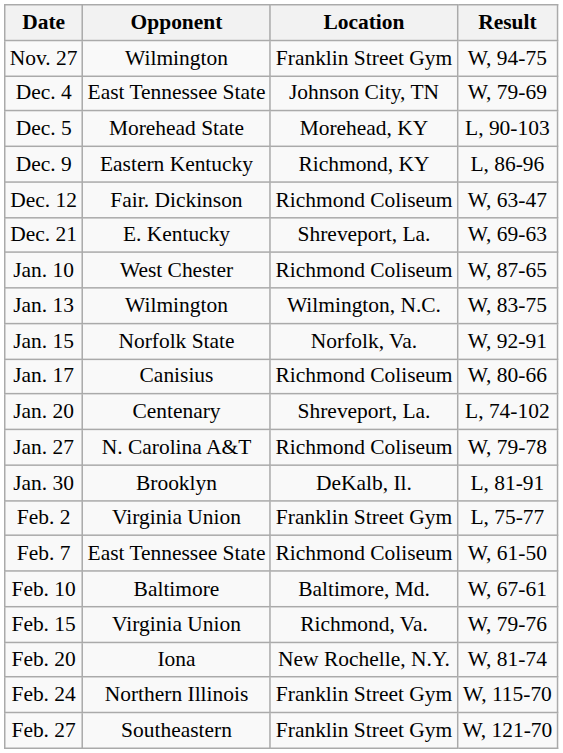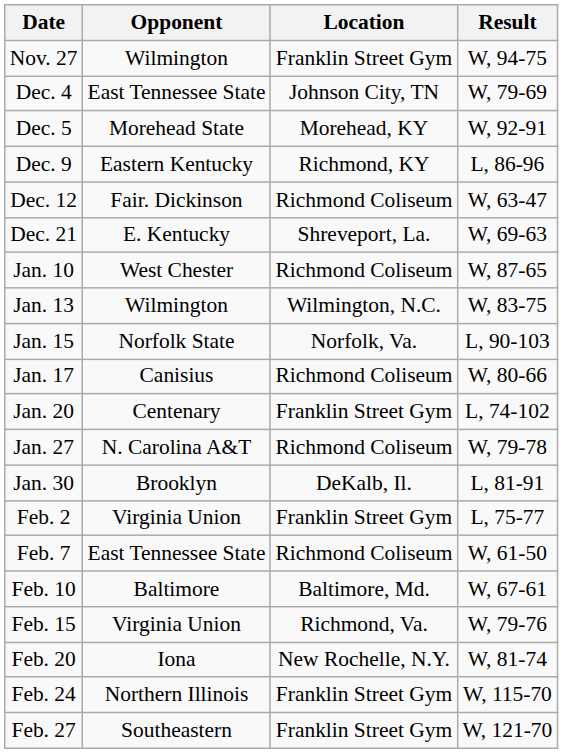(507, 128) L, 90-103 -> (507, 128) W, 92-91
(507, 341) W, 92-91 -> (507, 341) L, 90-103
(364, 411) Shreveport, La. -> (364, 411) Franklin Street Gym
